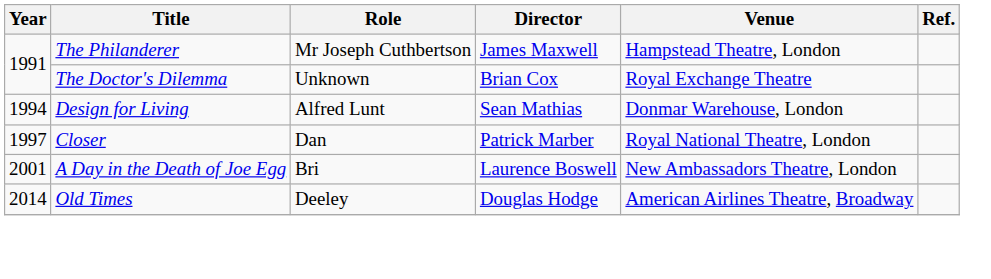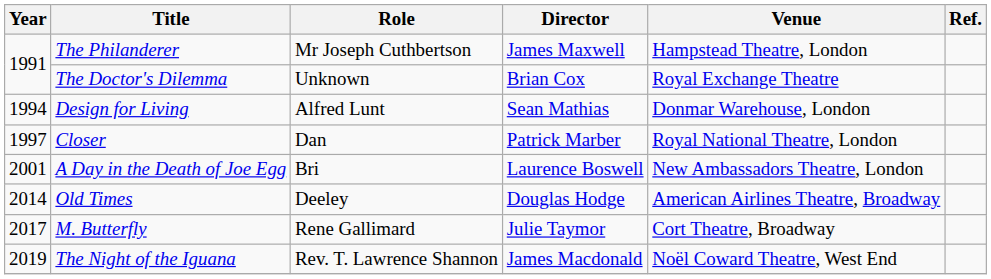+ row: (101, 229)
+ row: (146, 259)
